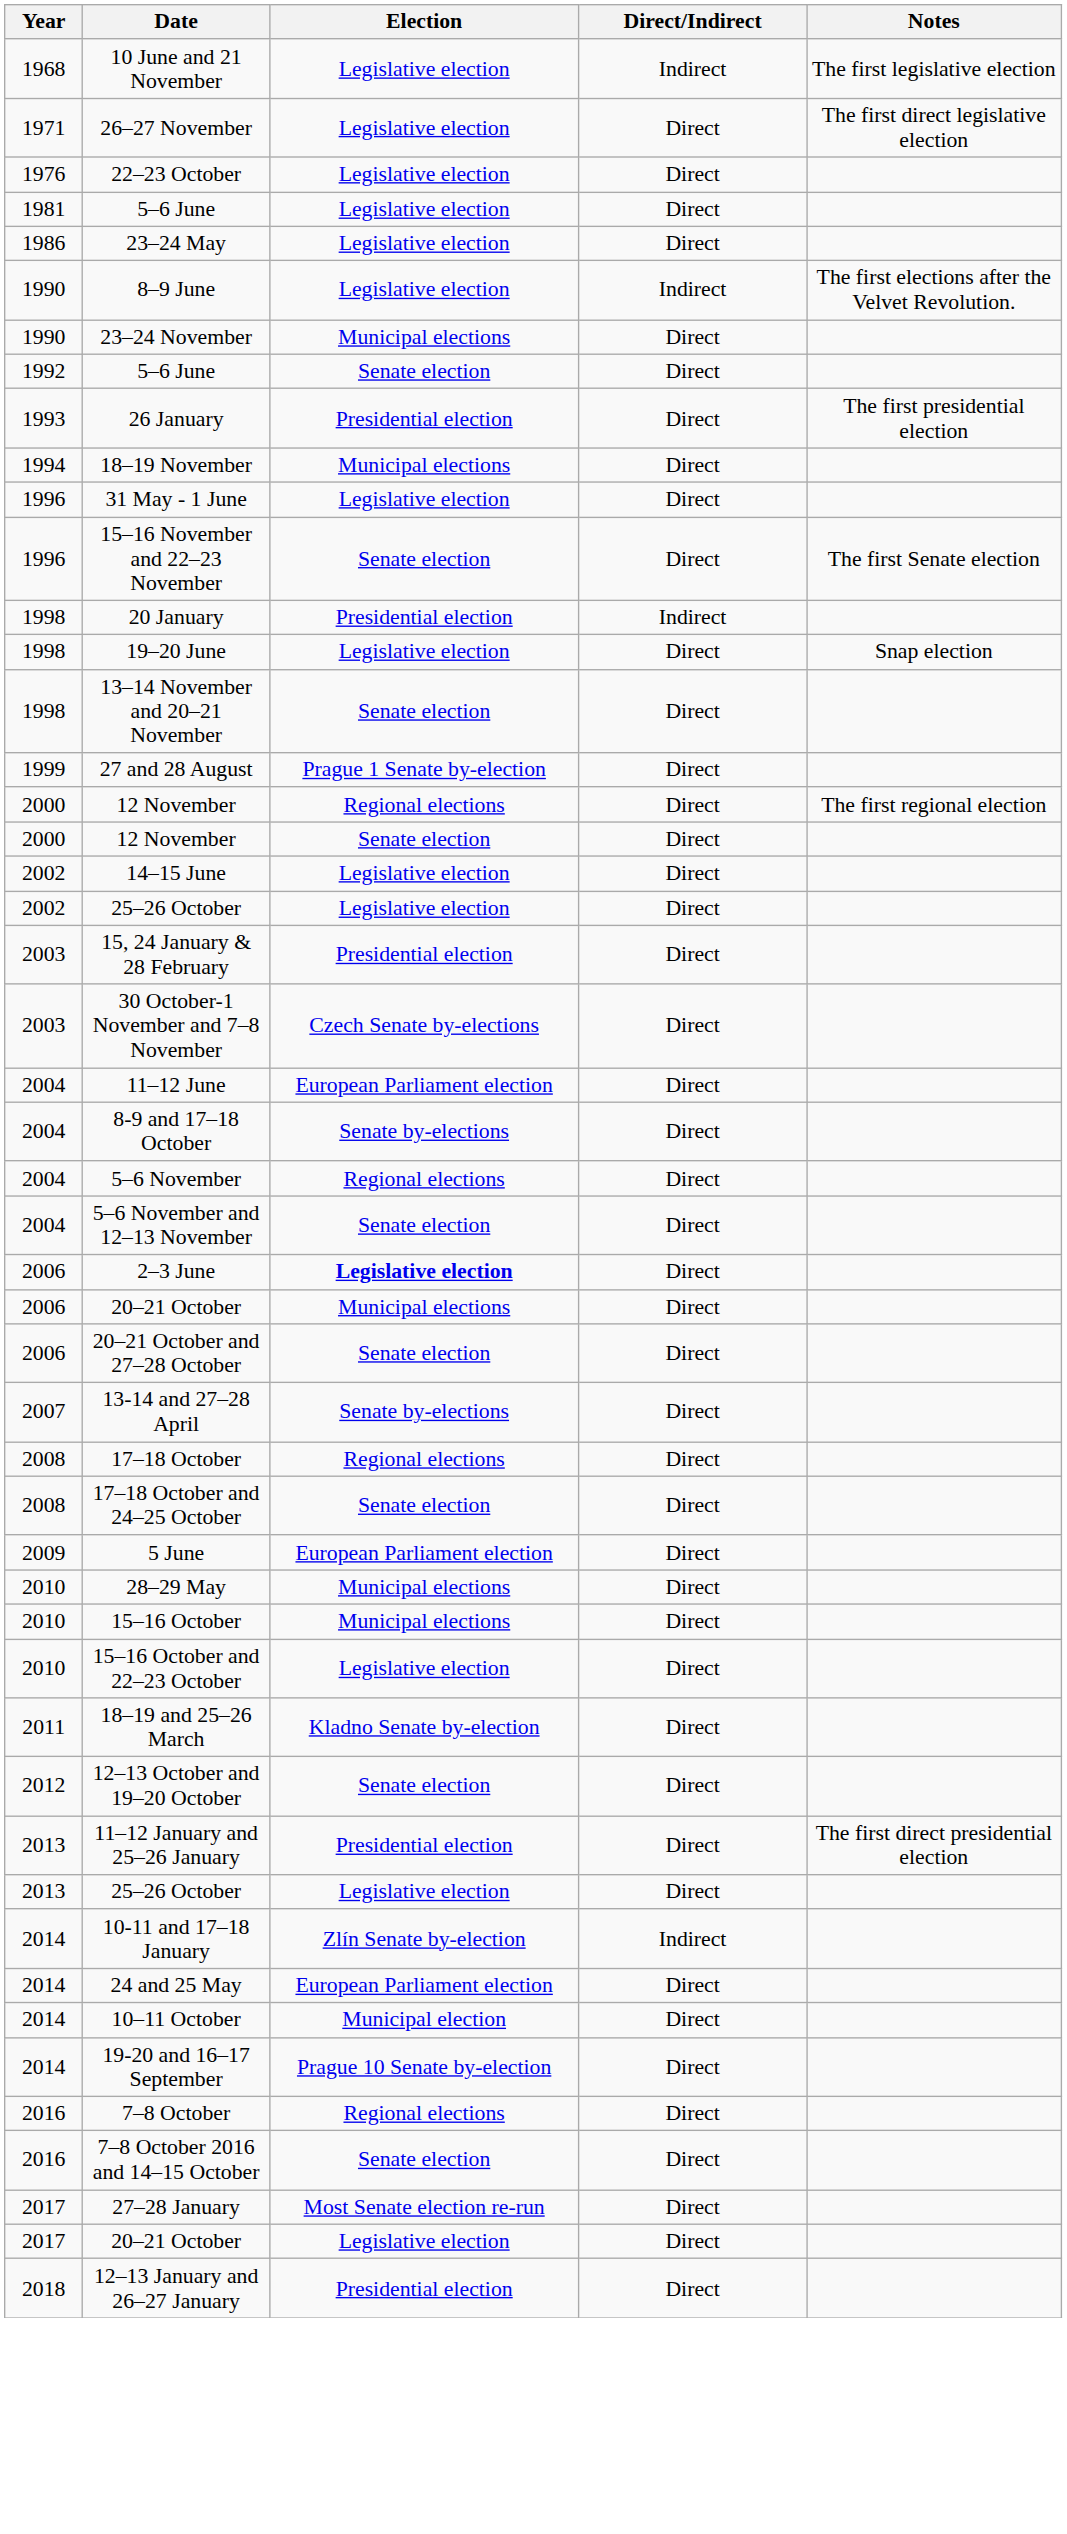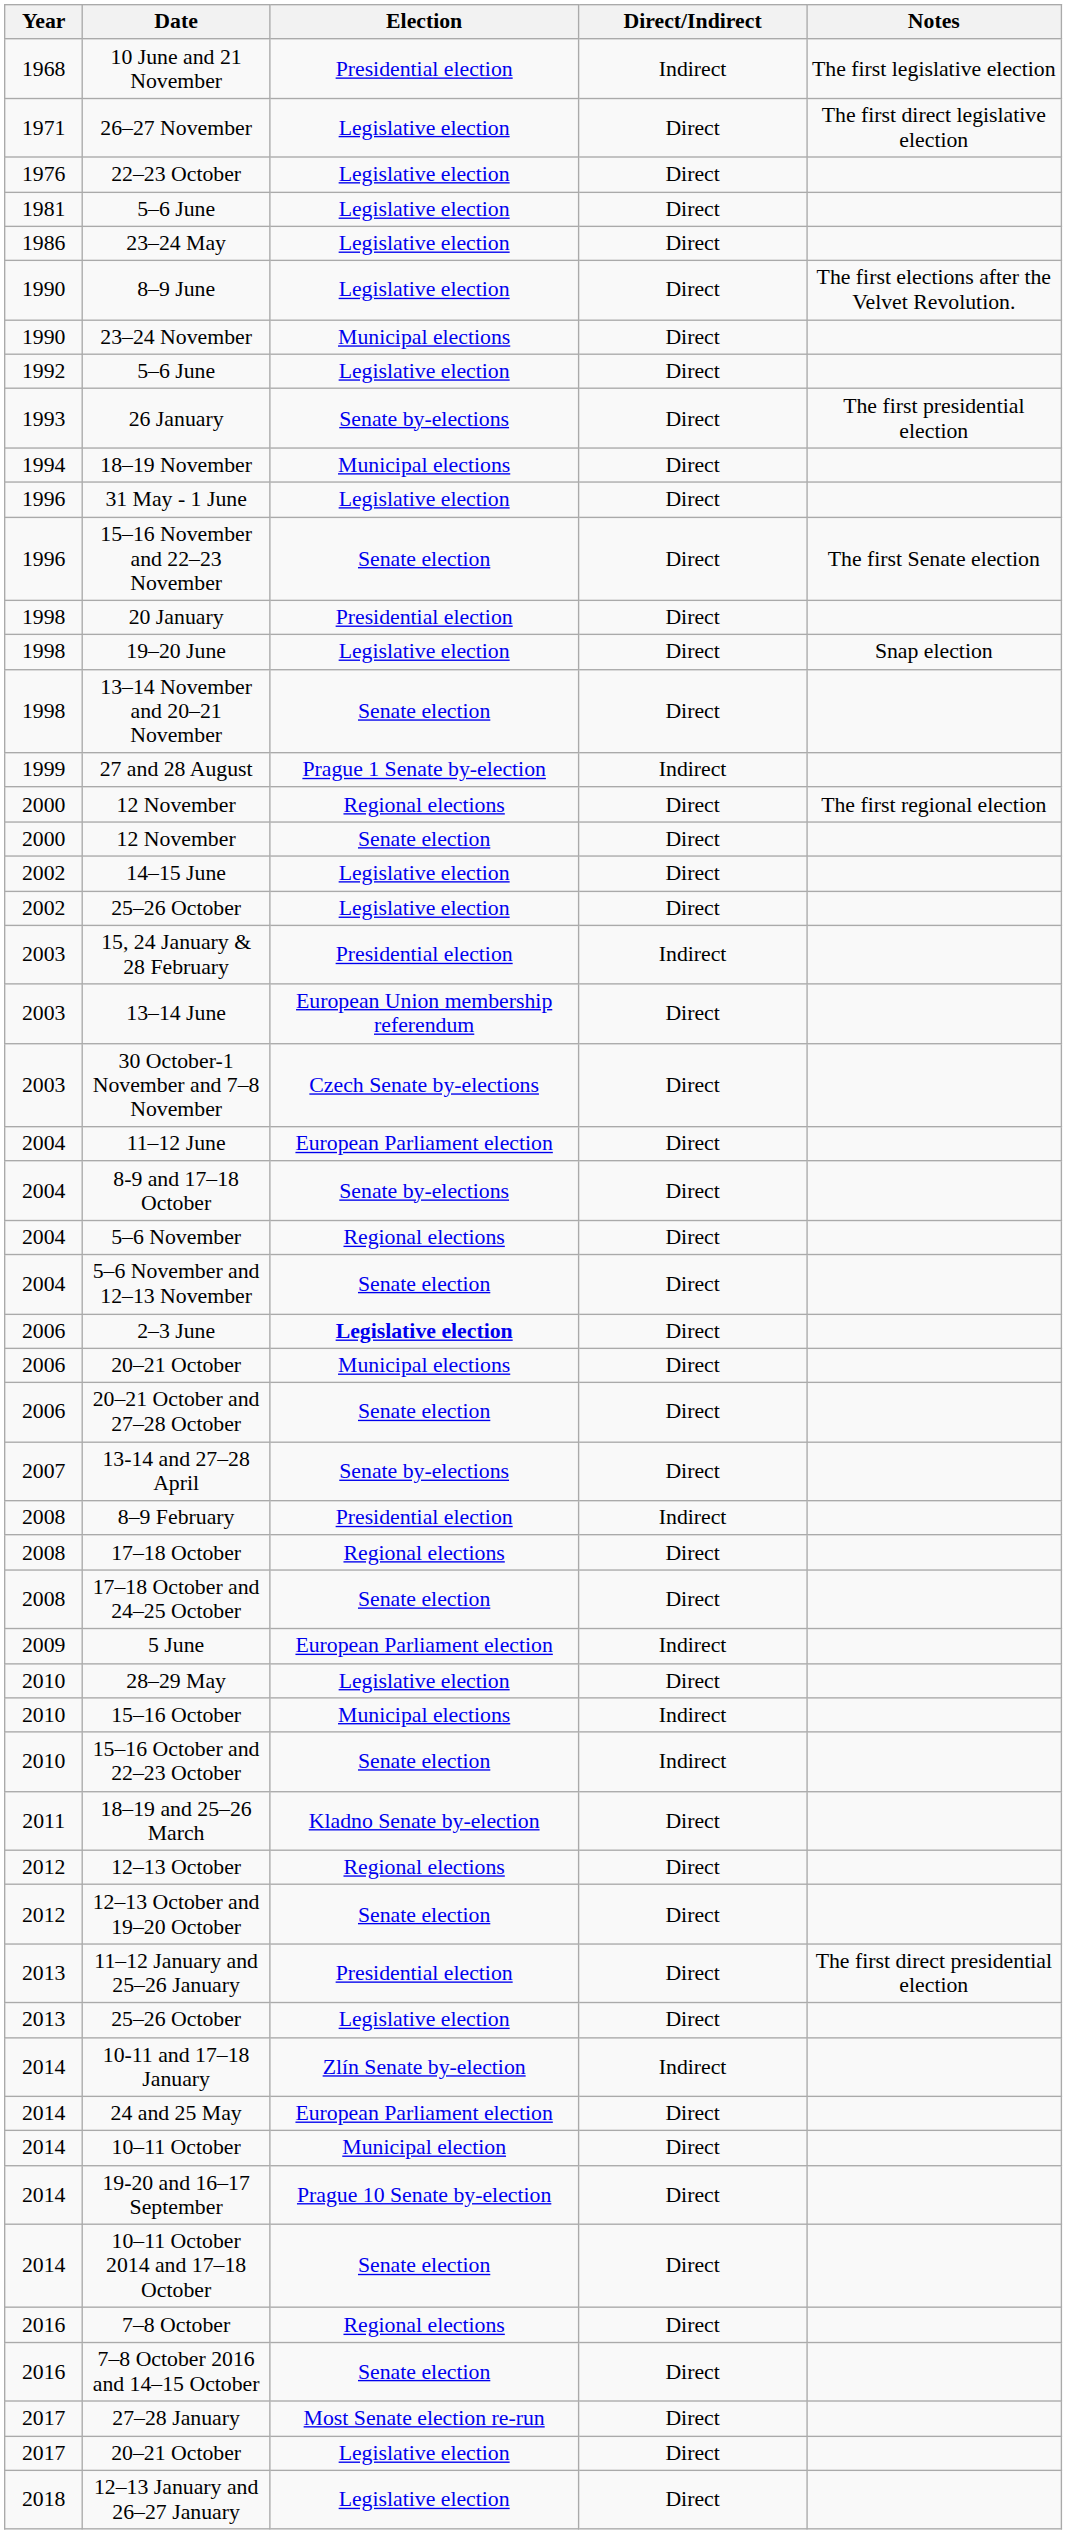(424, 68) Legislative election -> (424, 68) Presidential election
(693, 290) Indirect -> (693, 290) Direct
(424, 371) Senate election -> (424, 371) Legislative election
(424, 418) Presidential election -> (424, 418) Senate by-elections
(693, 617) Indirect -> (693, 617) Direct
(693, 769) Direct -> (693, 769) Indirect
(693, 954) Direct -> (693, 954) Indirect
+ row: (44, 1013)
+ row: (44, 1517)
(693, 1552) Direct -> (693, 1645) Indirect
(424, 1586) Municipal elections -> (424, 1680) Legislative election
(693, 1621) Direct -> (693, 1714) Indirect
(424, 1668) Legislative election -> (424, 1761) Senate election
(693, 1668) Direct -> (693, 1761) Indirect
+ row: (44, 1867)
+ row: (44, 2265)
(424, 2288) Presidential election -> (424, 2499) Legislative election
